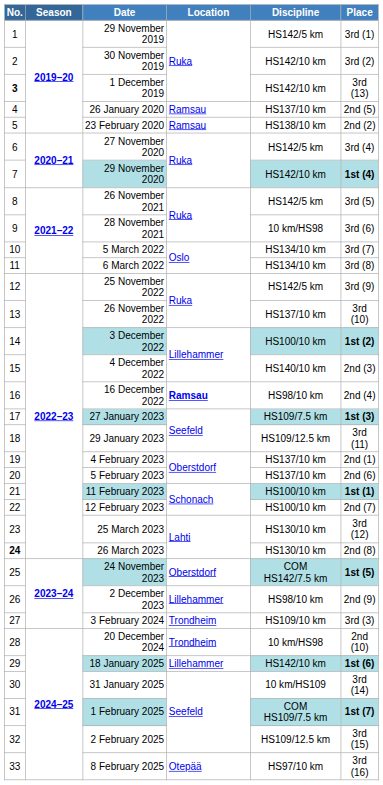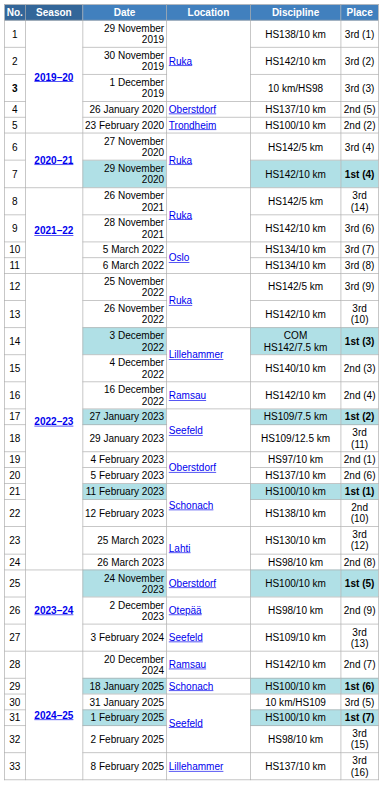(296, 34) HS142/5 km -> (296, 34) HS138/10 km
(296, 88) HS142/10 km -> (296, 88) 10 km/HS98
(360, 88) 3rd (13) -> (360, 88) 3rd (3)
(187, 110) Ramsau -> (192, 110) Oberstdorf
(187, 126) Ramsau -> (193, 126) Trondheim
(296, 126) HS138/10 km -> (296, 126) HS100/10 km
(360, 201) 3rd (5) -> (360, 201) 3rd (14)
(296, 228) 10 km/HS98 -> (296, 228) HS142/10 km
(296, 314) HS137/10 km -> (296, 314) HS142/10 km
(296, 341) HS100/10 km -> (296, 341) COM HS142/7.5 km
(360, 341) 1st (2) -> (360, 341) 1st (3)
(188, 396) bold -> (187, 396) normal
(296, 396) HS98/10 km -> (296, 396) HS142/10 km
(360, 417) 1st (3) -> (360, 417) 1st (2)
(296, 460) HS137/10 km -> (296, 460) HS97/10 km
(296, 508) HS100/10 km -> (296, 513) HS138/10 km
(360, 508) 2nd (7) -> (360, 513) 2nd (10)
(15, 551) bold -> (15, 562) normal
(296, 551) HS130/10 km -> (296, 562) HS98/10 km
(296, 572) COM HS142/7.5 km -> (296, 583) HS100/10 km
(196, 599) Lillehammer -> (185, 611) Otepää
(193, 621) Trondheim -> (186, 638) Seefeld
(360, 621) 3rd (3) -> (360, 638) 3rd (13)
(193, 642) Trondheim -> (187, 665) Ramsau
(296, 642) 10 km/HS98 -> (296, 665) HS142/10 km
(360, 642) 2nd (10) -> (360, 665) 2nd (7)
(196, 664) Lillehammer -> (191, 686) Schonach
(296, 664) HS142/10 km -> (296, 686) HS100/10 km
(360, 685) 3rd (14) -> (360, 702) 3rd (5)
(296, 712) COM HS109/7.5 km -> (296, 718) HS100/10 km
(296, 739) HS109/12.5 km -> (296, 739) HS98/10 km
(185, 767) Otepää -> (196, 767) Lillehammer
(296, 767) HS97/10 km -> (296, 767) HS137/10 km
